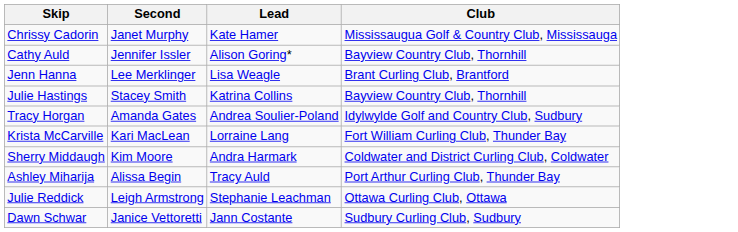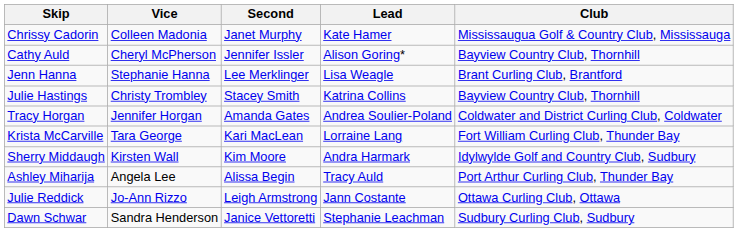+ column: (164, 14)
(463, 116) Idylwylde Golf and Country Club, Sudbury -> (590, 116) Coldwater and District Curling Club, Coldwater
(477, 156) Coldwater and District Curling Club, Coldwater -> (577, 156) Idylwylde Golf and Country Club, Sudbury
(270, 197) Stephanie Leachman -> (364, 197) Jann Costante
(251, 217) Jann Costante -> (384, 217) Stephanie Leachman
